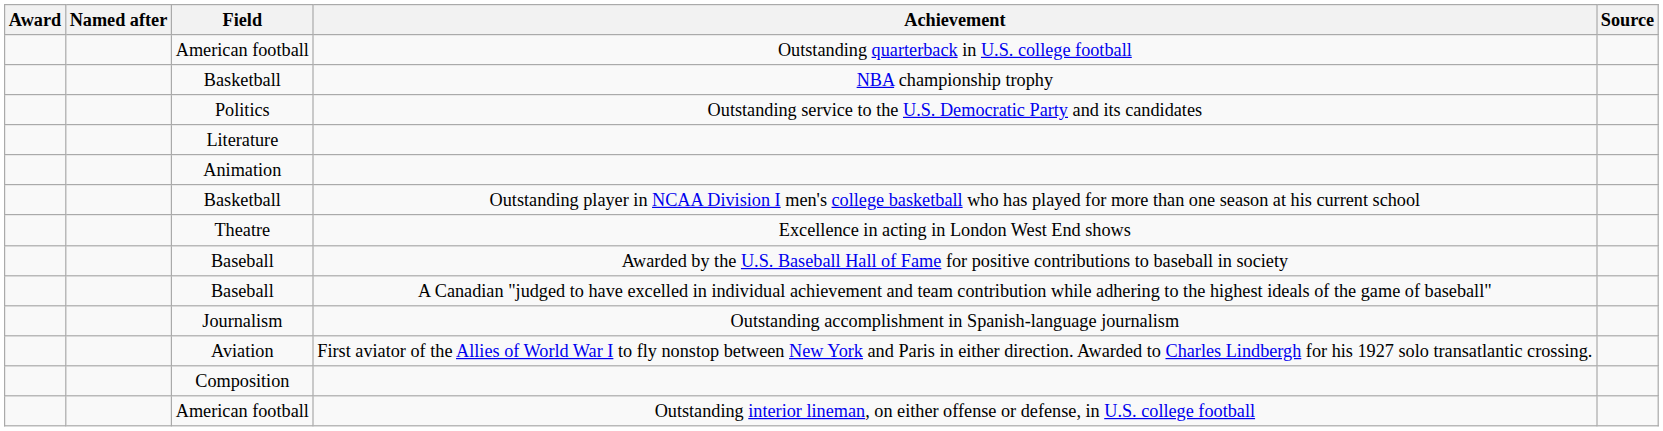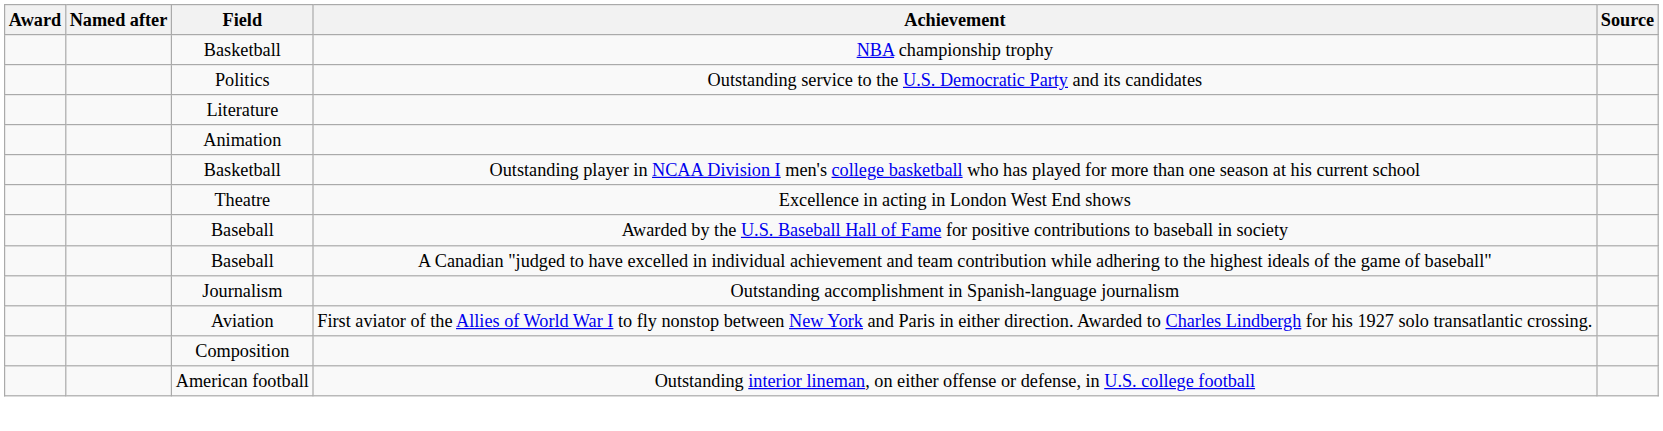- row: (242, 49)
